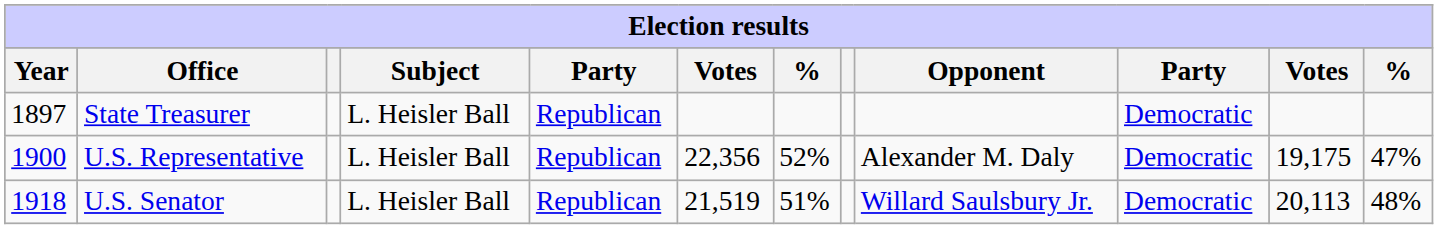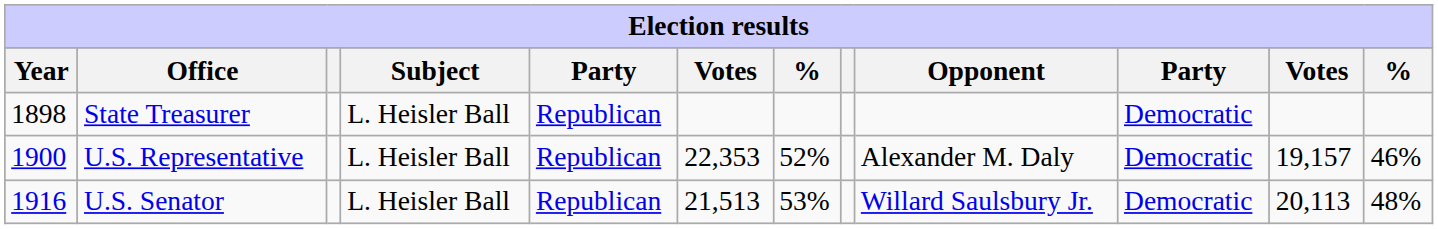(39, 113) 1897 -> (39, 113) 1898
(722, 157) 22,356 -> (722, 157) 22,353
(1314, 157) 19,175 -> (1314, 157) 19,157
(1396, 157) 47% -> (1396, 157) 46%
(39, 200) 1918 -> (39, 200) 1916
(722, 200) 21,519 -> (722, 200) 21,513
(805, 200) 51% -> (805, 200) 53%
